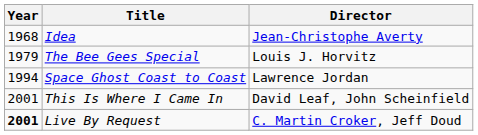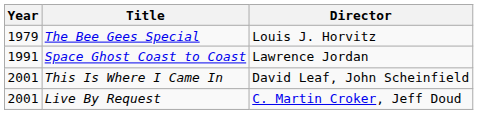- row: (60, 36)
(23, 78) 1994 -> (23, 57) 1991
(23, 120) bold -> (23, 99) normal
